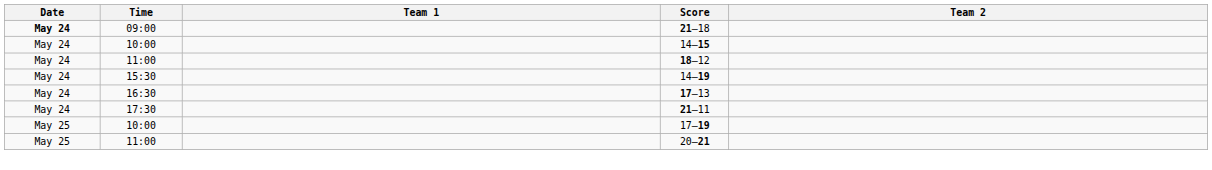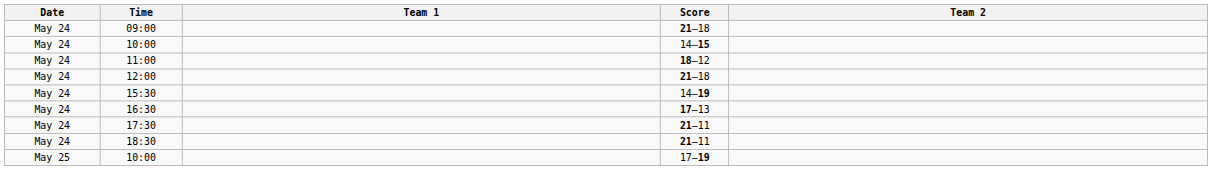(52, 29) bold -> (52, 29) normal
+ row: (141, 77)
+ row: (141, 141)
- row: (141, 141)
